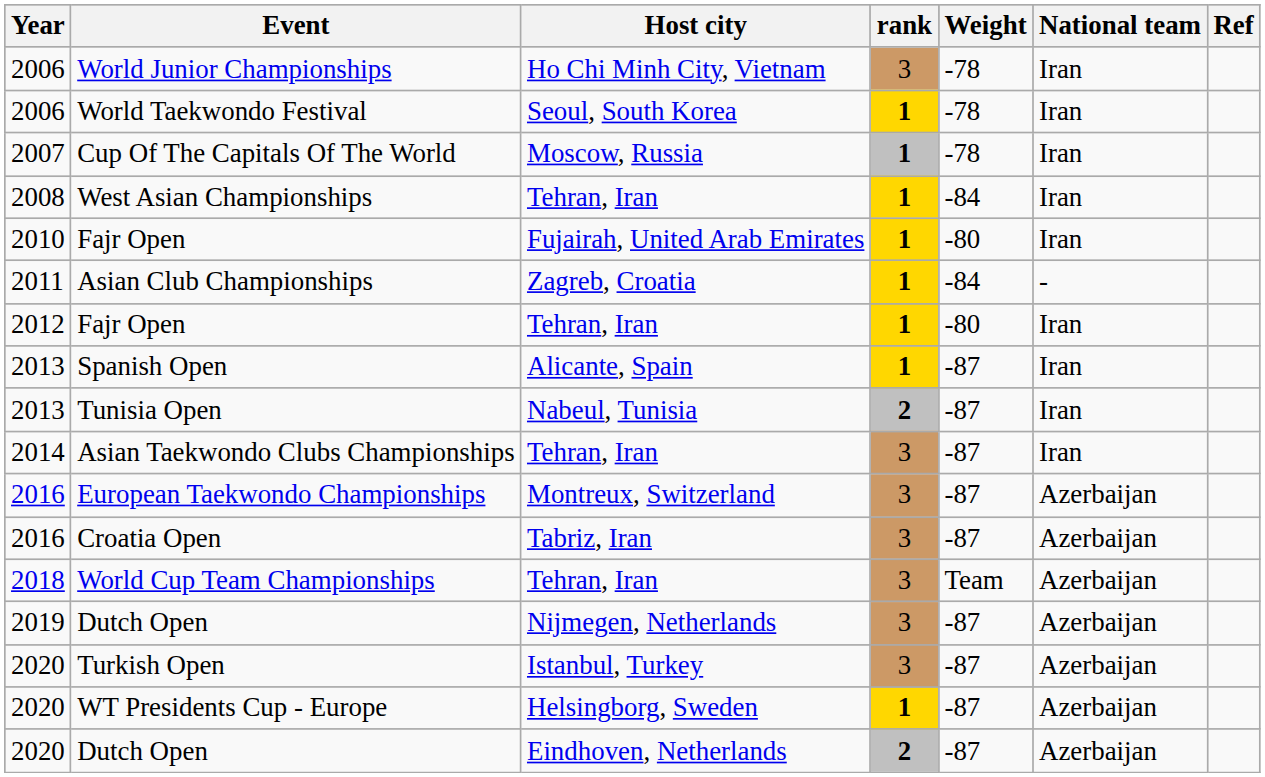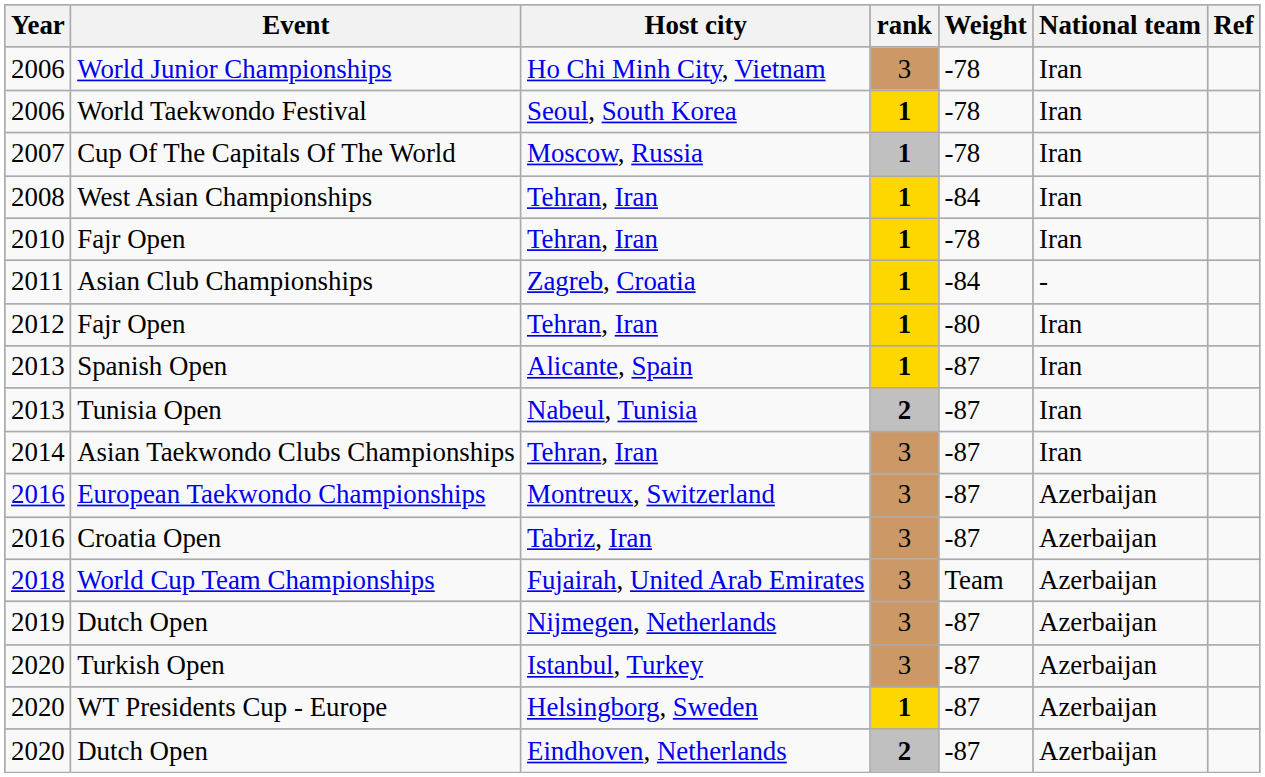(696, 238) Fujairah, United Arab Emirates -> (592, 238) Tehran, Iran
(962, 238) -80 -> (962, 238) -78
(592, 580) Tehran, Iran -> (696, 580) Fujairah, United Arab Emirates
